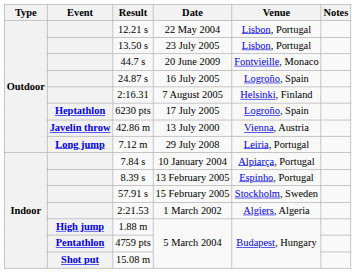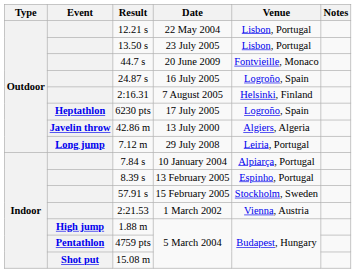(276, 128) Vienna, Austria -> (276, 128) Algiers, Algeria
(276, 210) Algiers, Algeria -> (276, 210) Vienna, Austria
